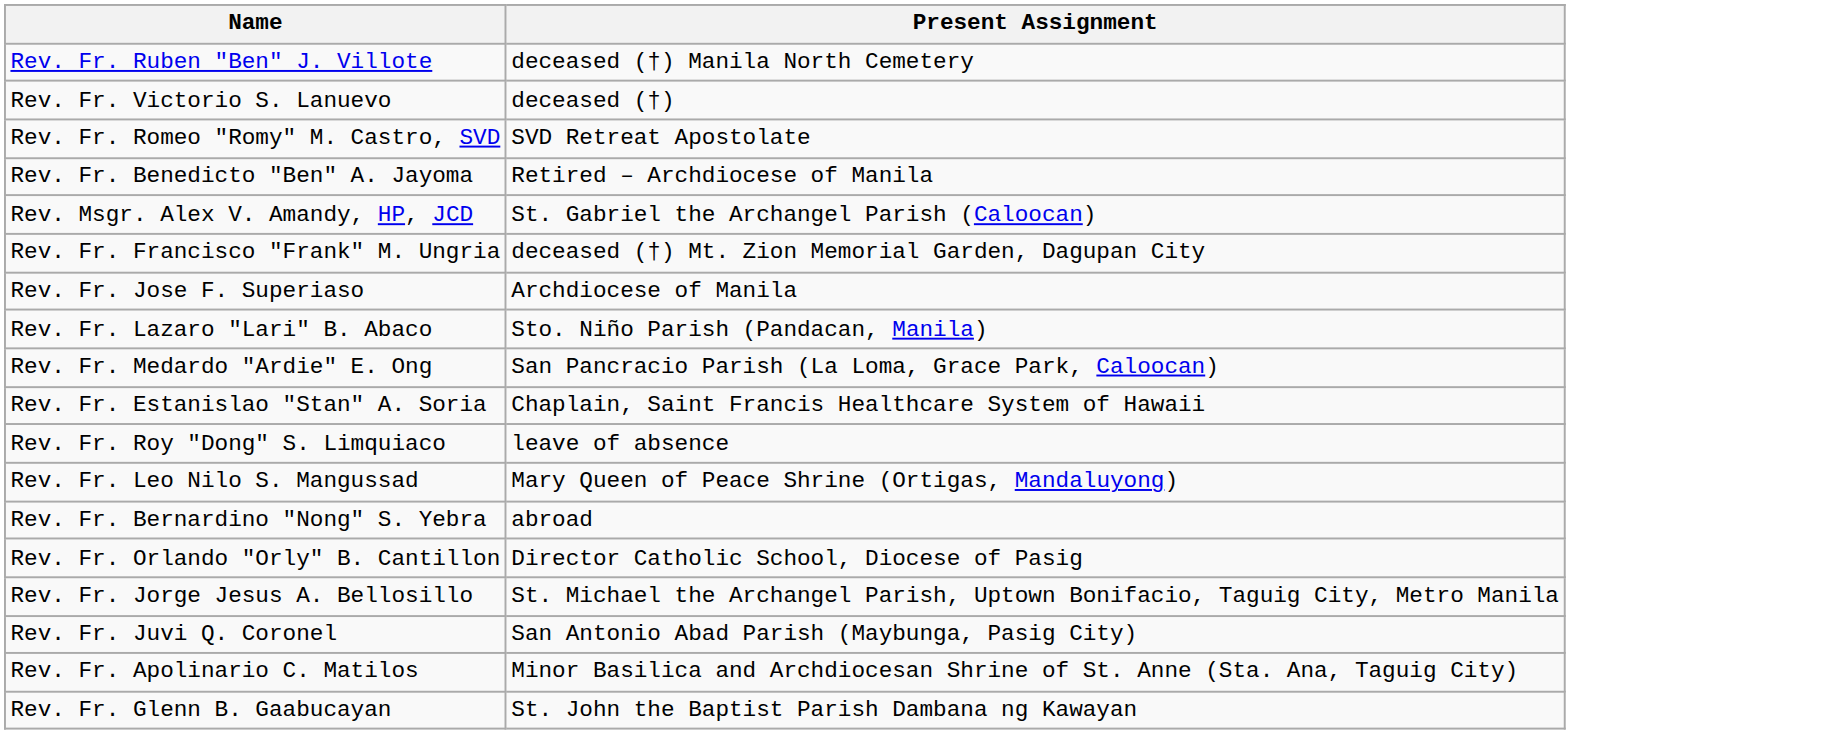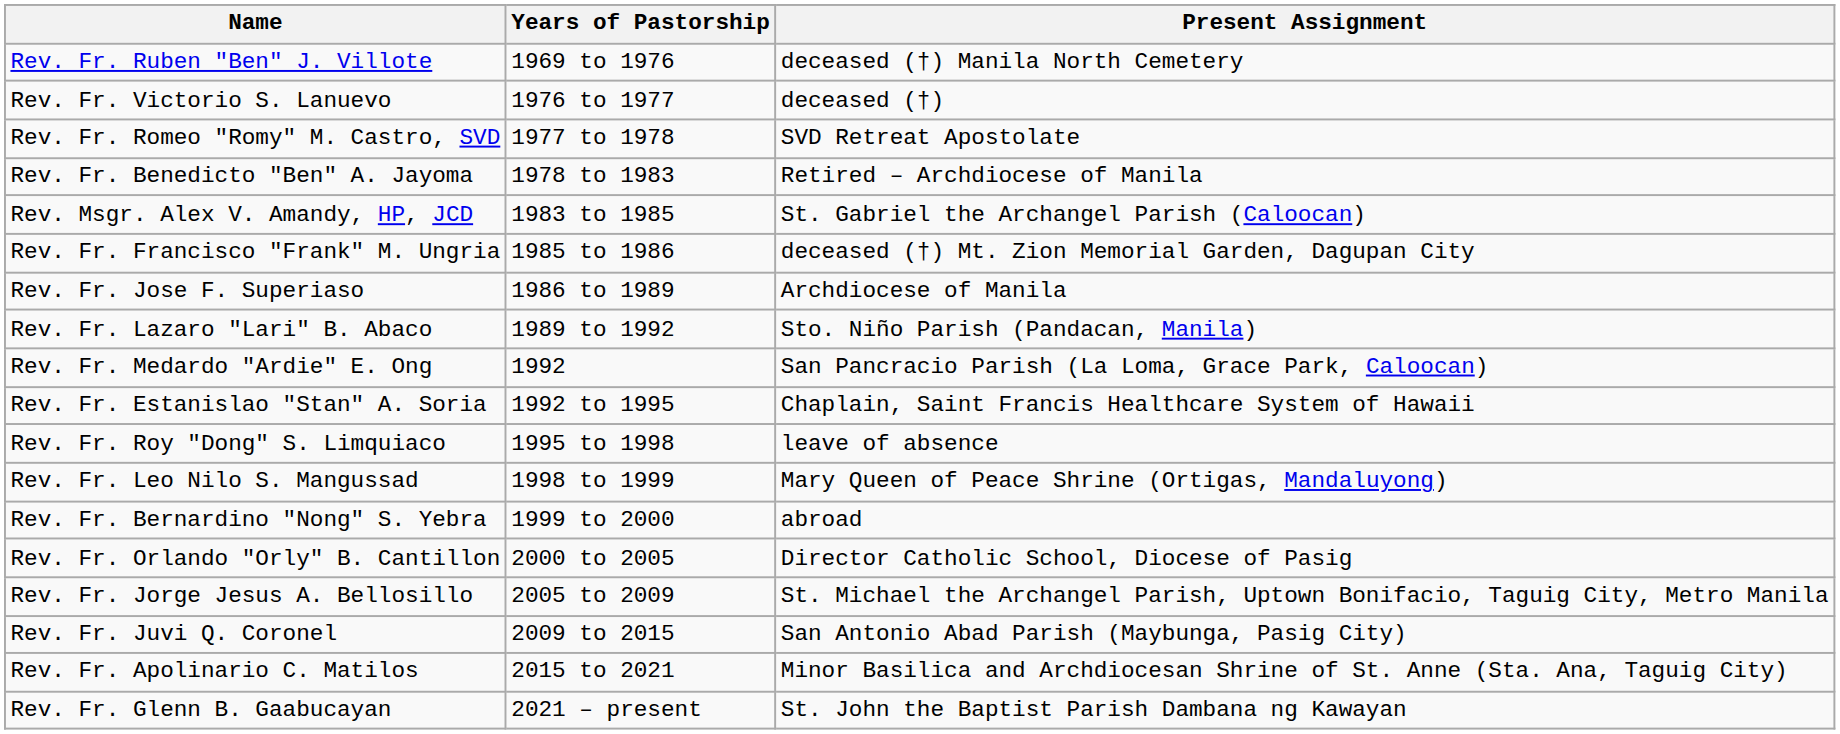+ column: (641, 24)
